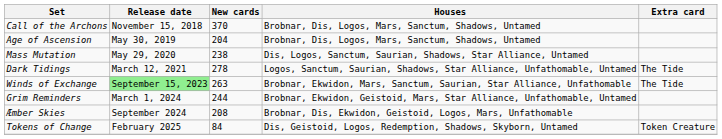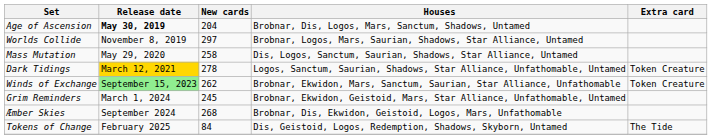- row: (57, 26)
(144, 40) normal -> (133, 26) bold
+ row: (44, 40)
(220, 55) 238 -> (209, 55) 258
(149, 69) no background -> (138, 69) gold background
(662, 69) The Tide -> (667, 69) Token Creature
(220, 84) 263 -> (209, 84) 262
(662, 84) The Tide -> (667, 84) Token Creature
(220, 98) 244 -> (209, 98) 245
(220, 112) 208 -> (209, 112) 268
(678, 127) Token Creature -> (651, 127) The Tide
